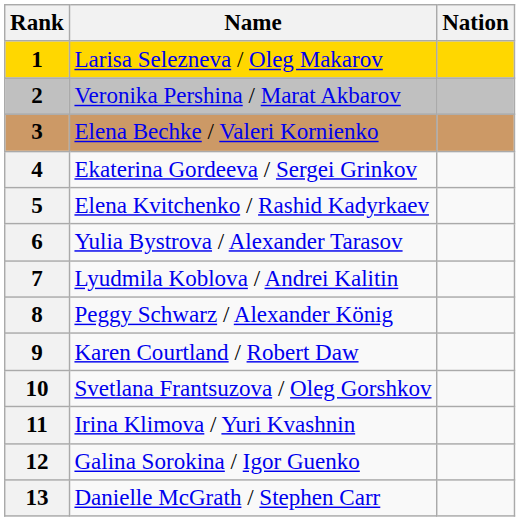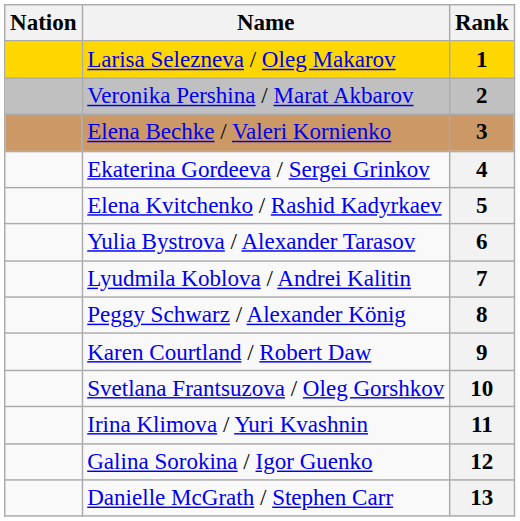columns swapped: (37, 22) <-> (475, 22)
